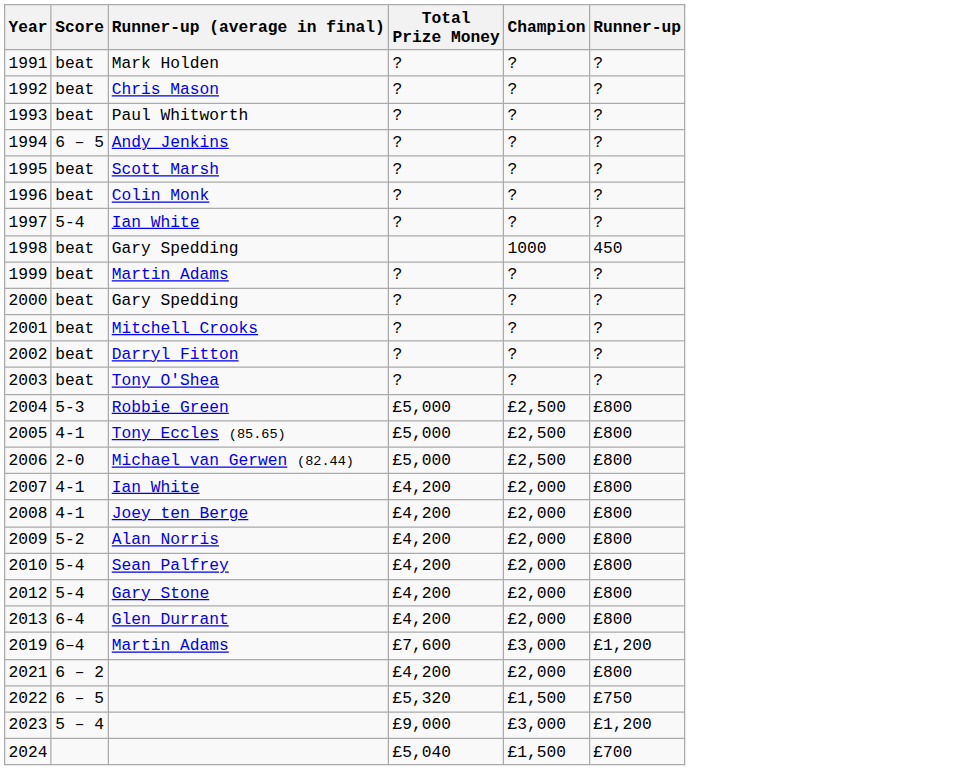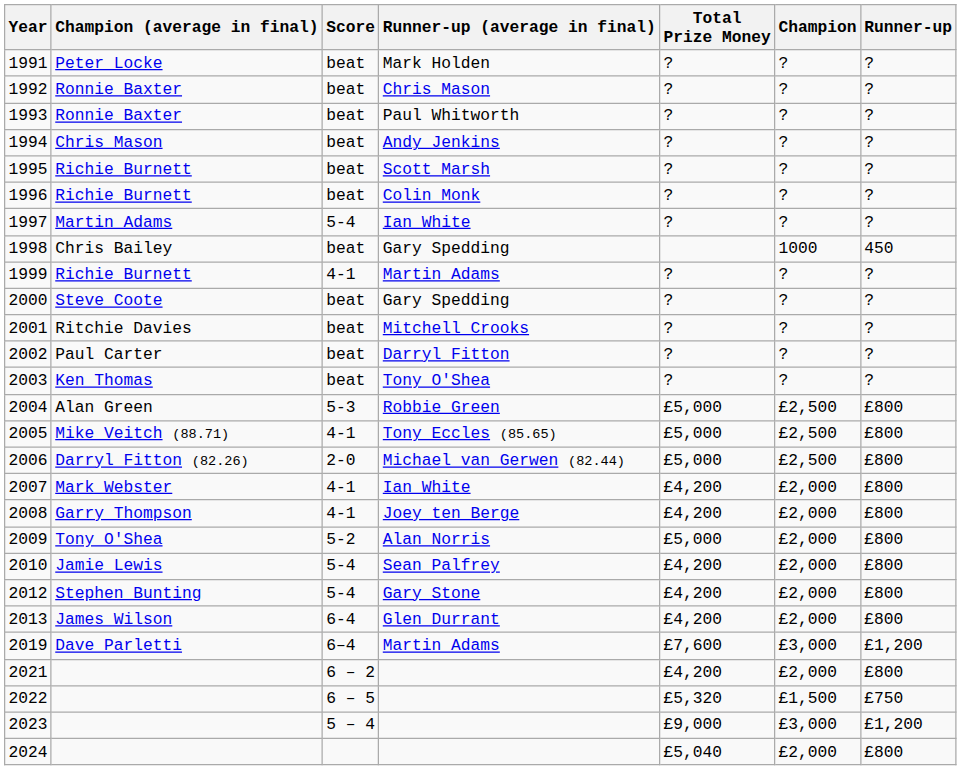+ column: (187, 27)
(80, 143) 6 – 5 -> (346, 143) beat
(75, 275) beat -> (341, 275) 4-1
(422, 540) £4,200 -> (693, 540) £5,000
(537, 752) £1,500 -> (808, 752) £2,000
(613, 752) £700 -> (884, 752) £800
